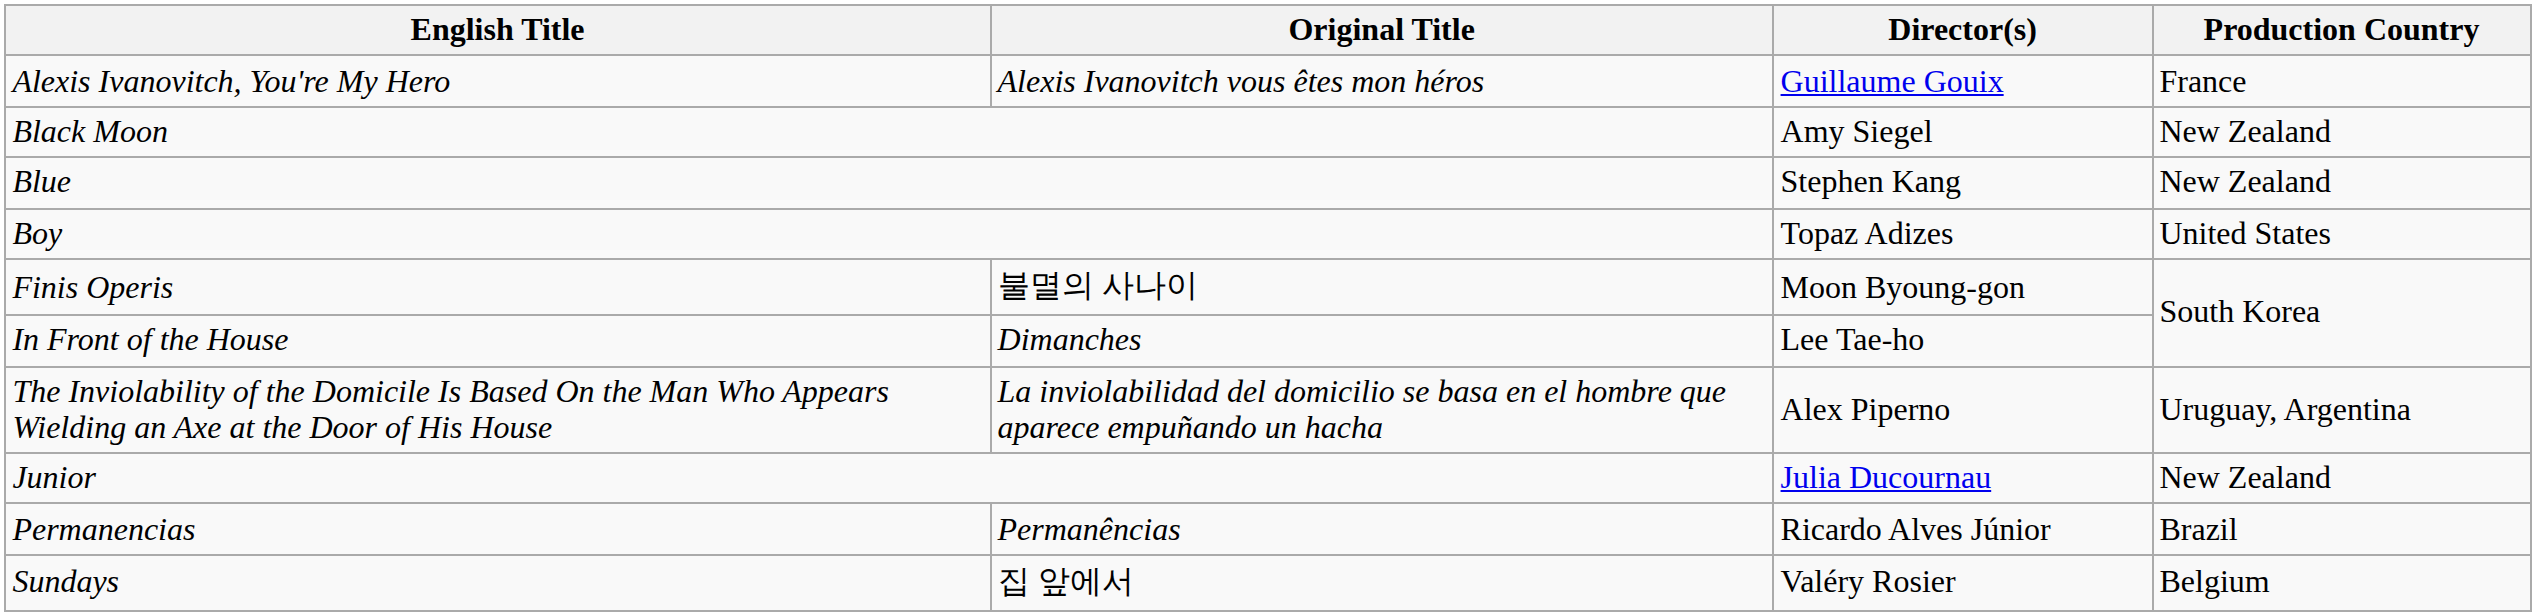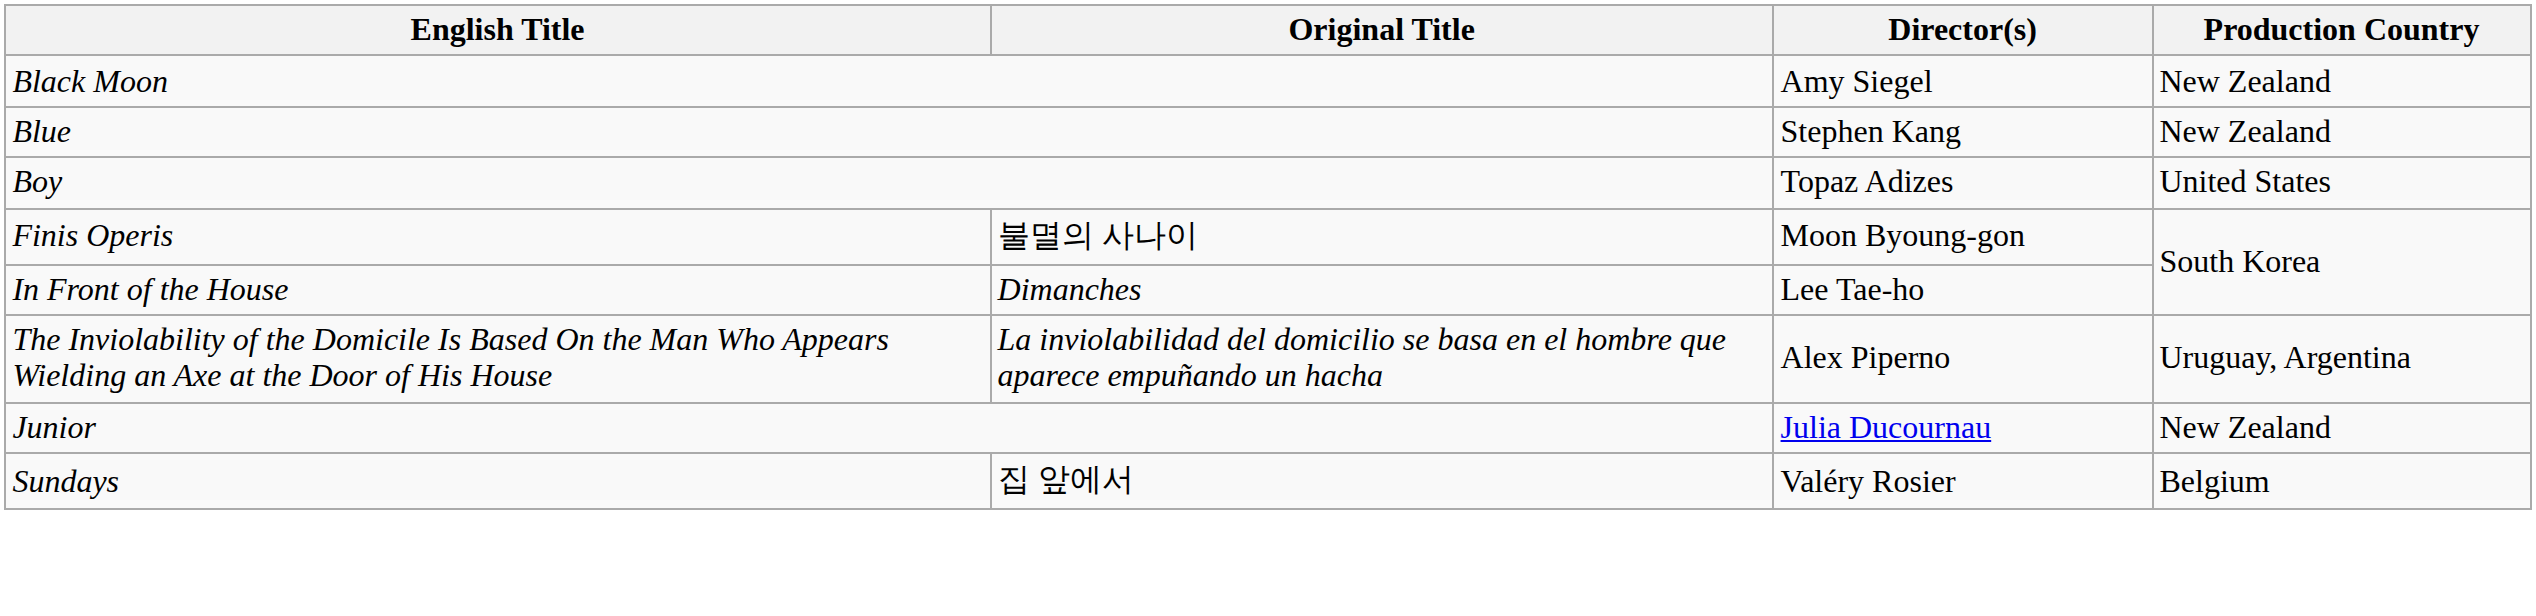- row: (231, 80)
- row: (104, 528)
